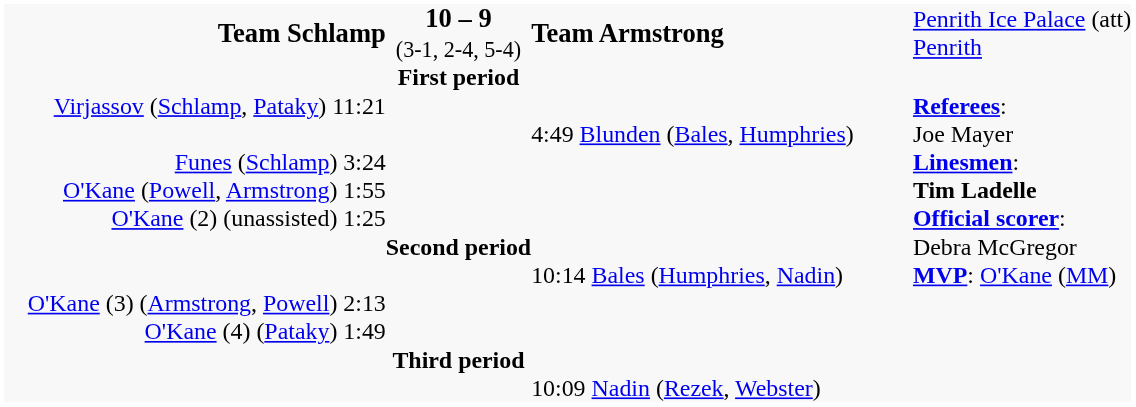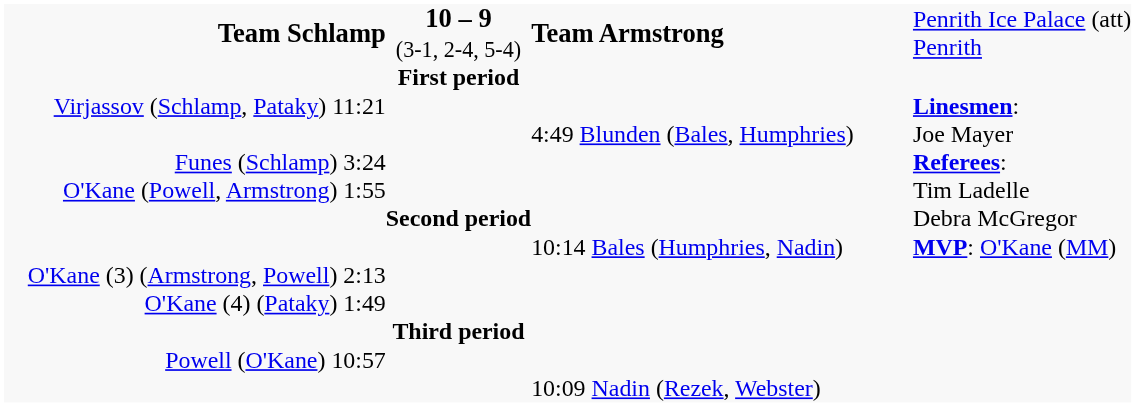(960, 105) Referees: -> (966, 105) Linesmen:
(966, 162) Linesmen: -> (960, 162) Referees:
(975, 190) bold -> (971, 190) normal
- row: (249, 218)
+ row: (275, 359)
